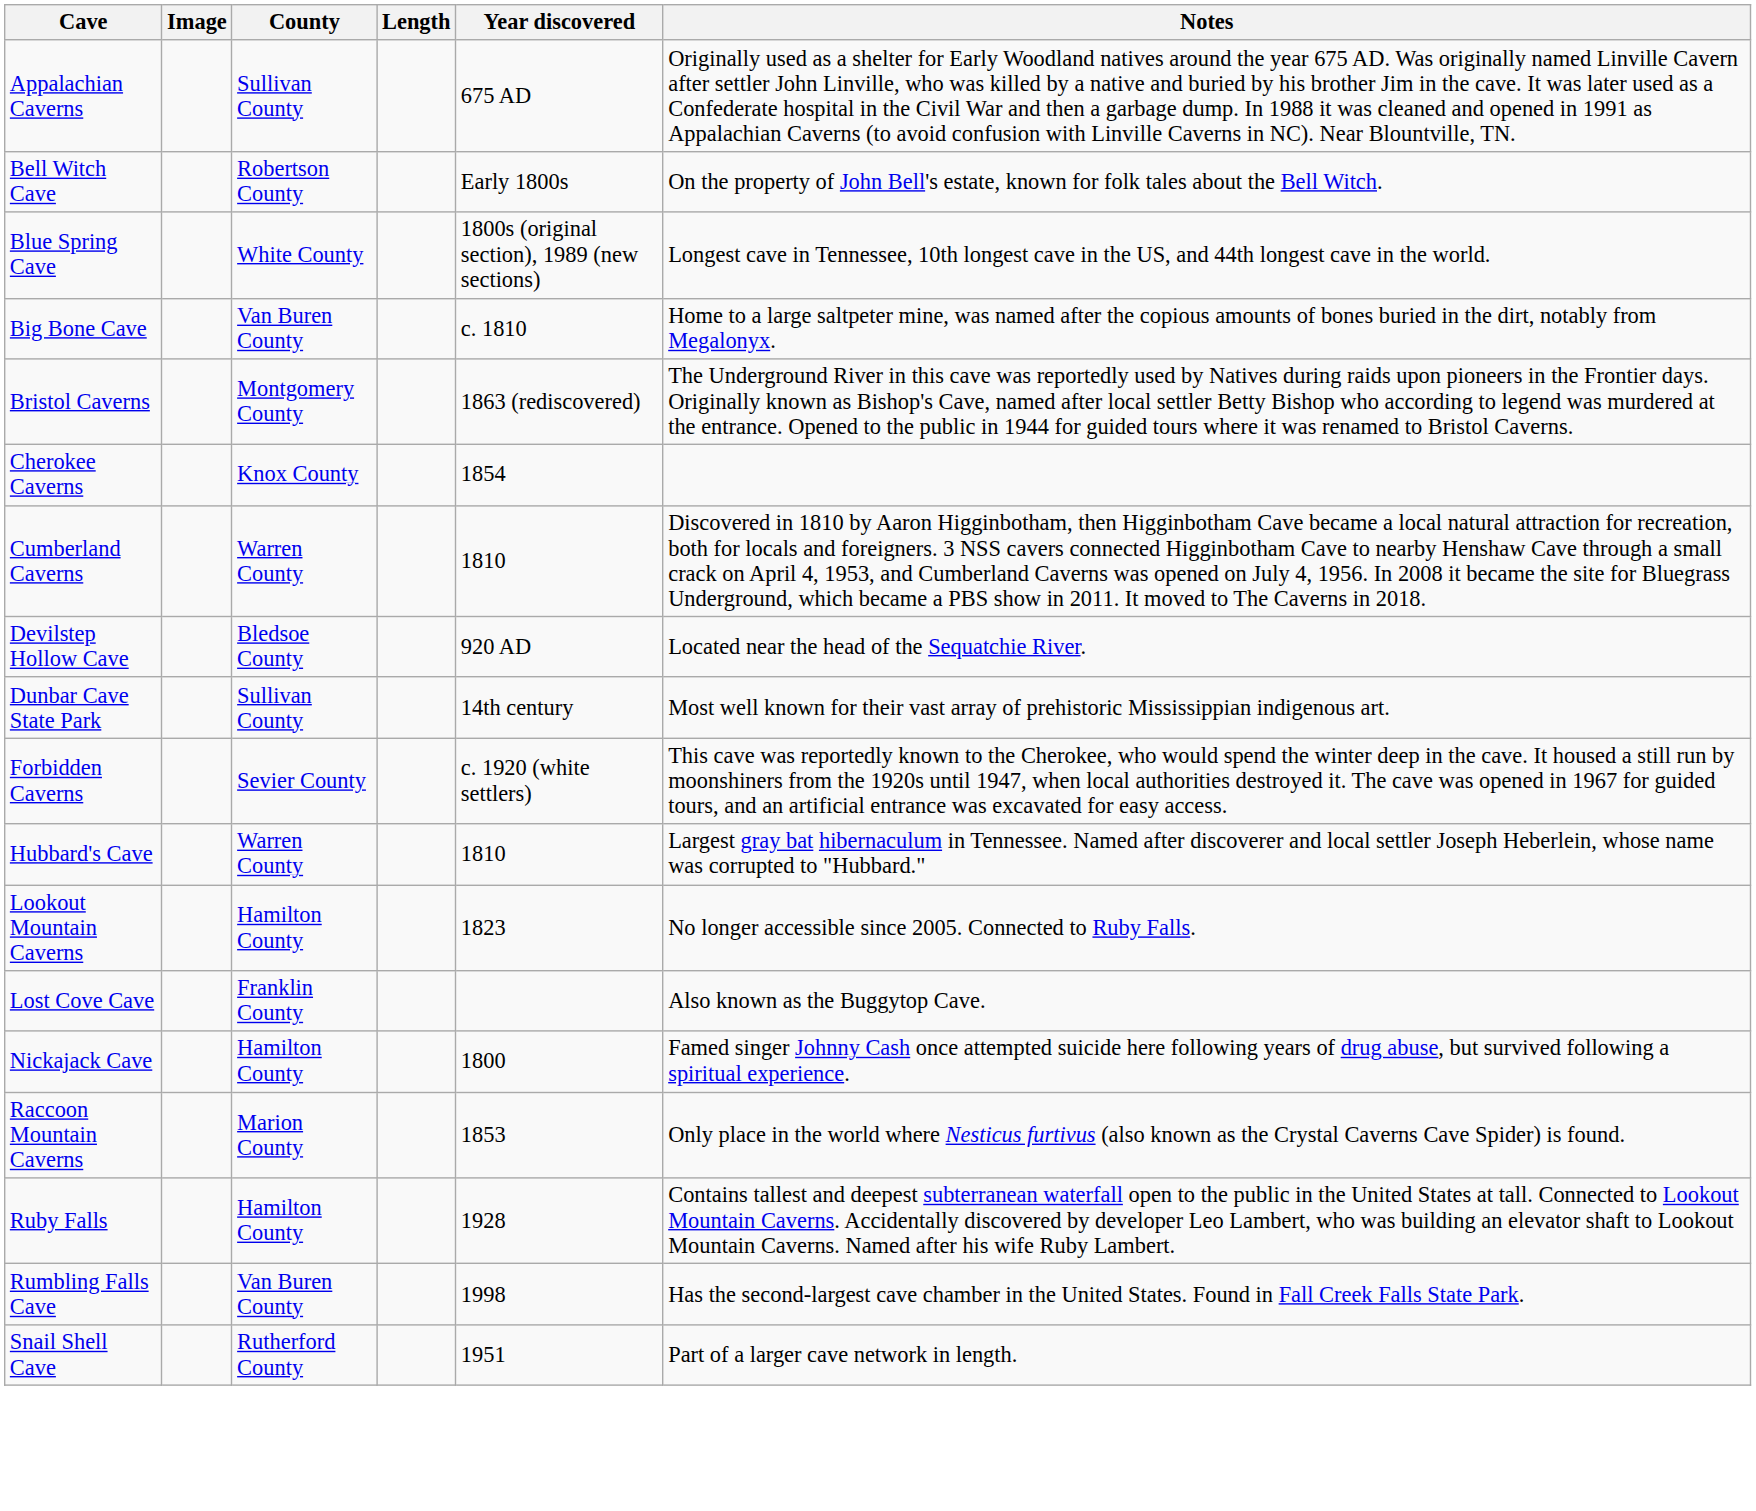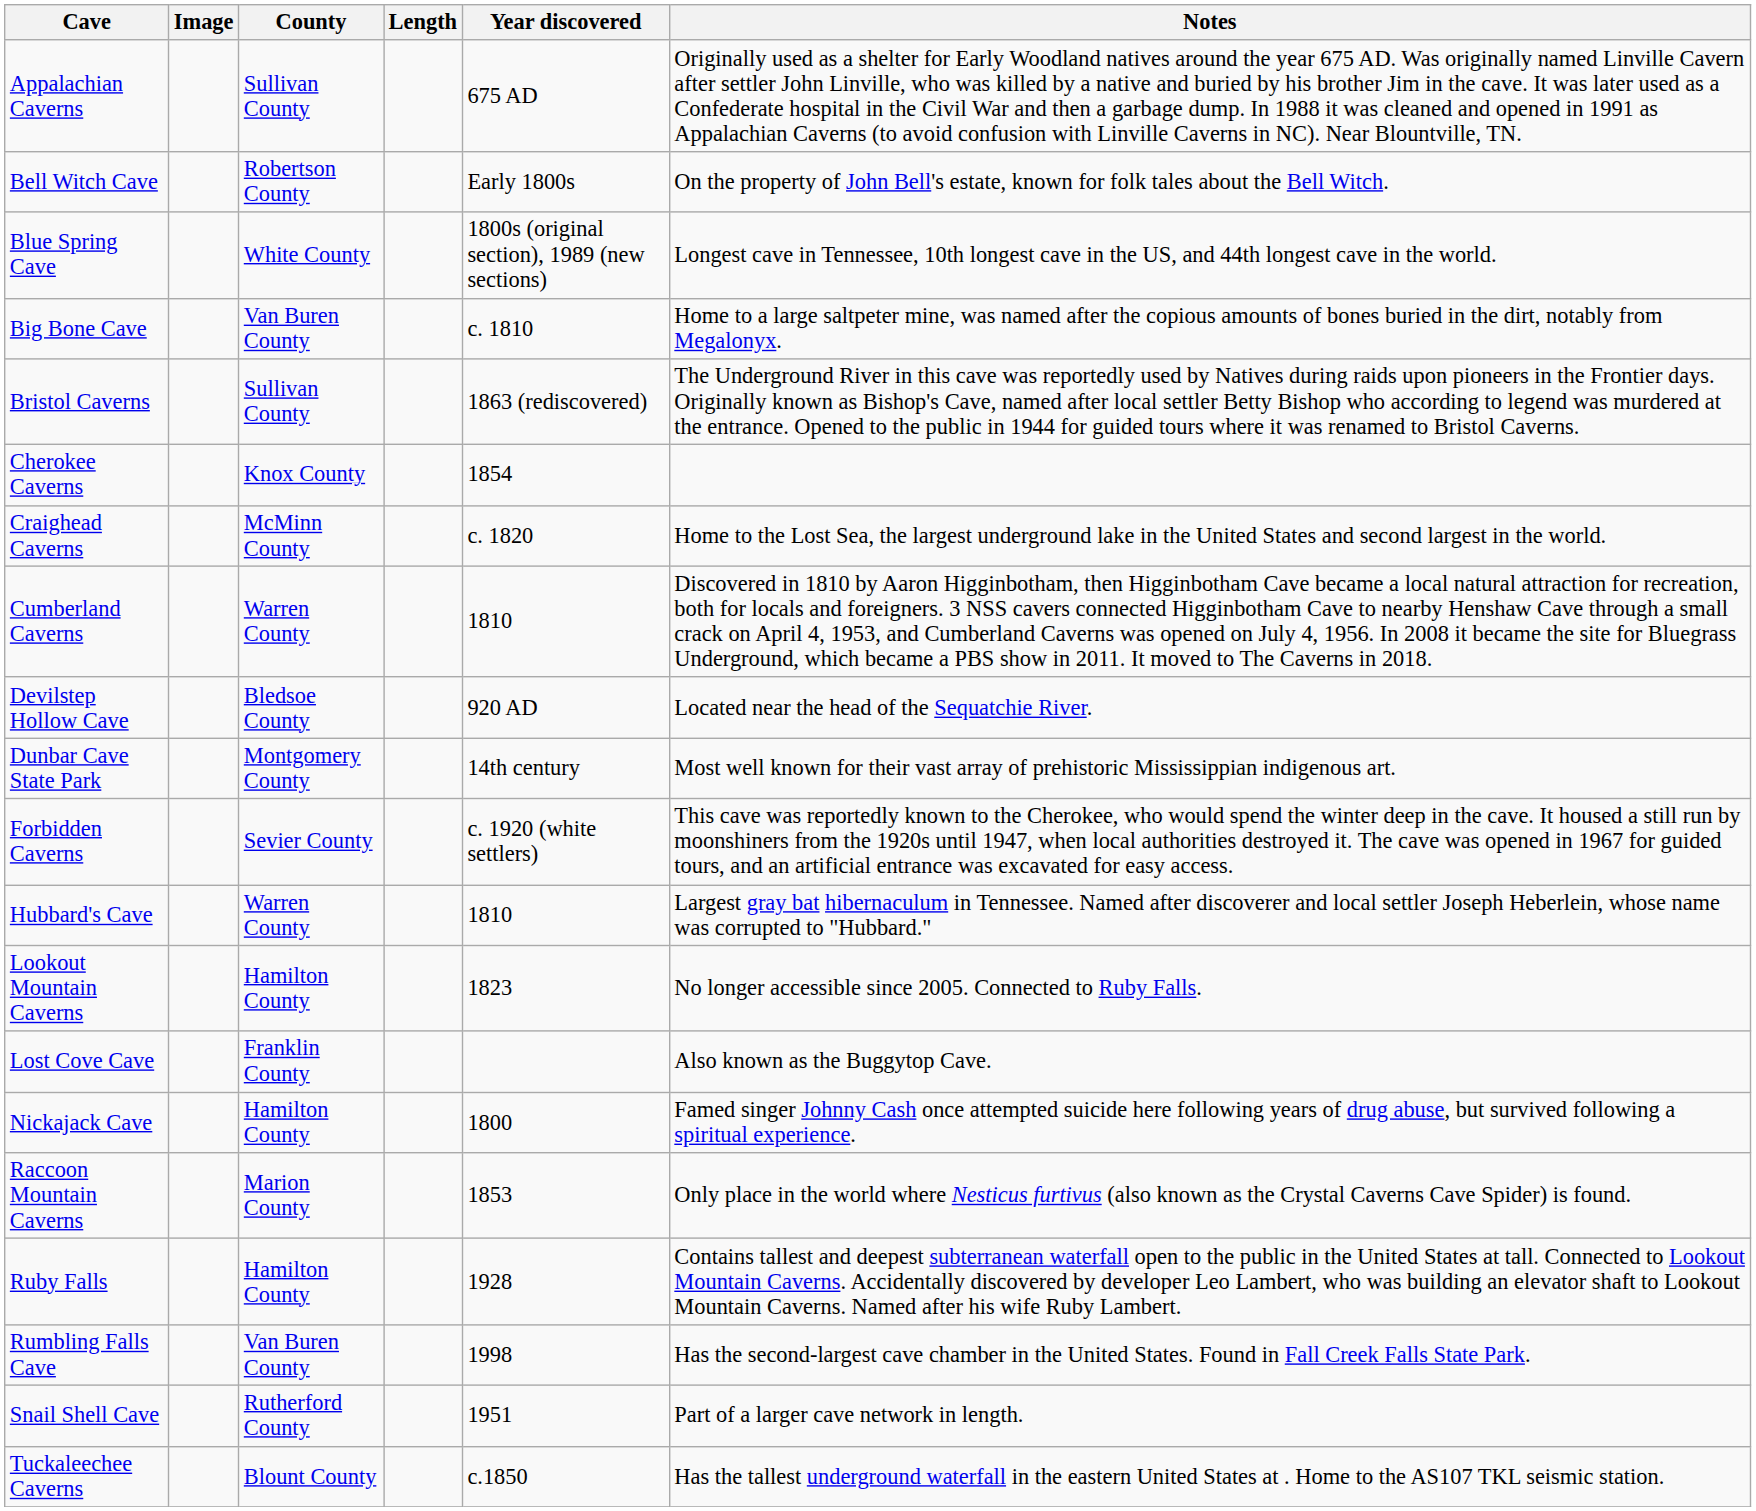(296, 401) Montgomery County -> (281, 401) Sullivan County
+ row: (56, 535)
(274, 707) Sullivan County -> (302, 768) Montgomery County
+ row: (71, 1476)
